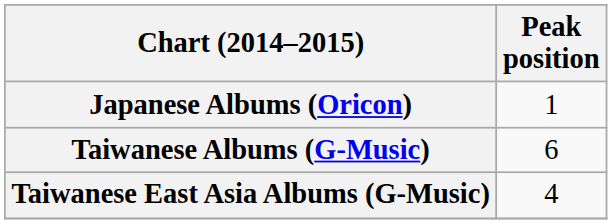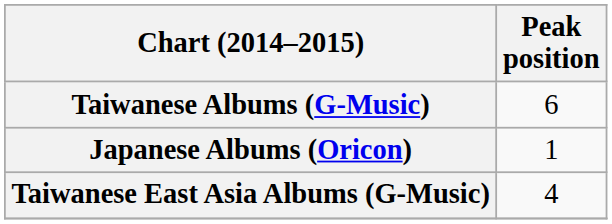rows swapped: (251, 104) <-> (251, 149)
